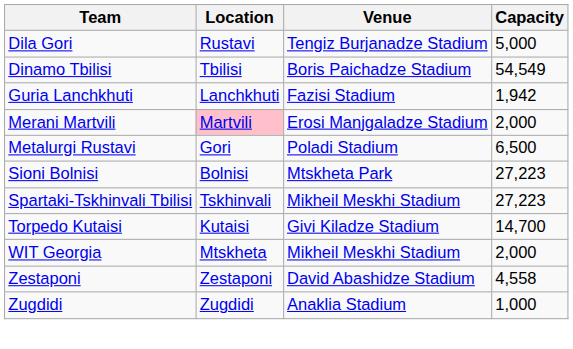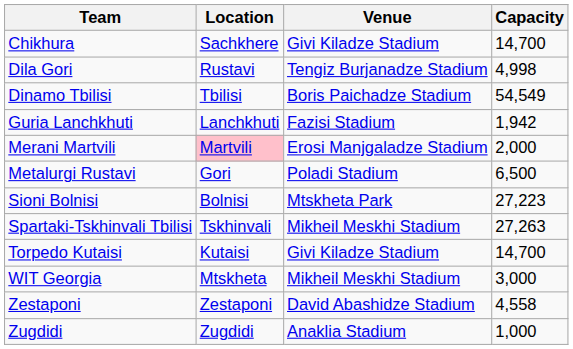+ row: (41, 43)
(516, 43) 5,000 -> (516, 69) 4,998
(520, 200) 27,223 -> (520, 226) 27,263
(516, 252) 2,000 -> (516, 278) 3,000
